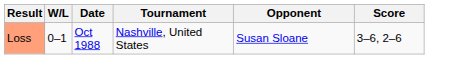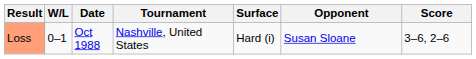+ column: (257, 13)
